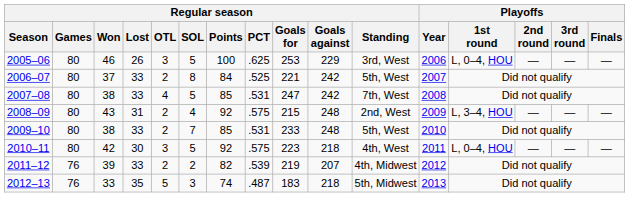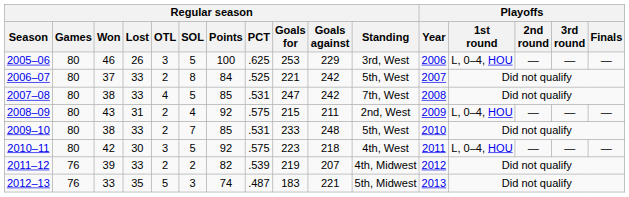(330, 113) 248 -> (330, 113) 211
(482, 113) L, 3–4, HOU -> (482, 113) L, 0–4, HOU
(330, 183) 218 -> (330, 183) 221
